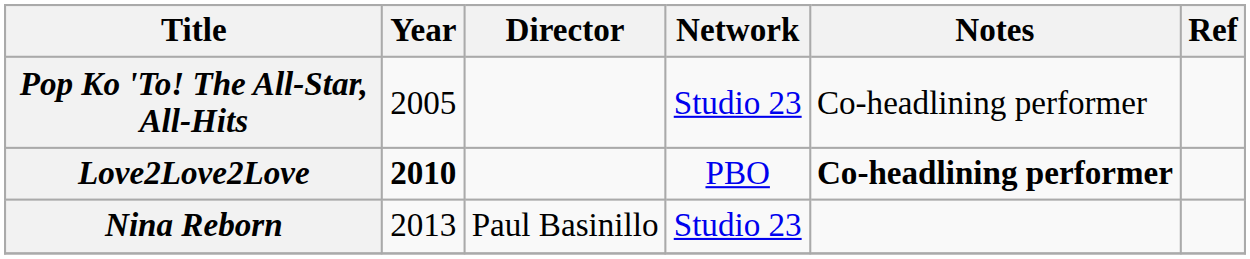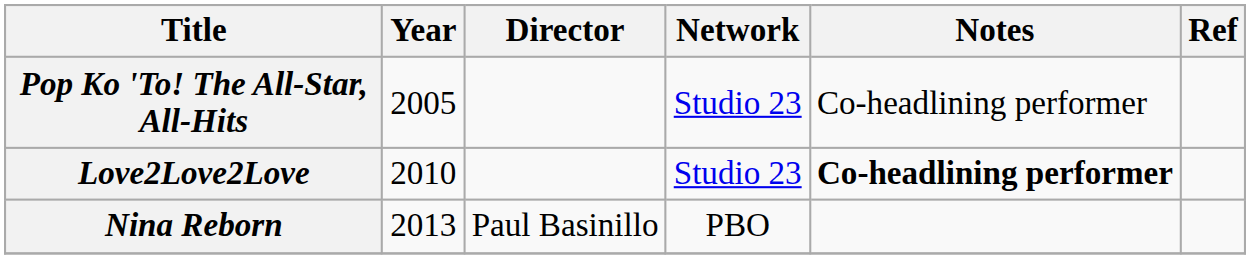(423, 173) bold -> (423, 173) normal
(738, 173) PBO -> (738, 173) Studio 23
(738, 225) Studio 23 -> (738, 225) PBO
